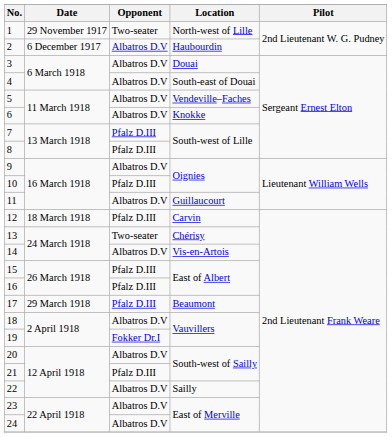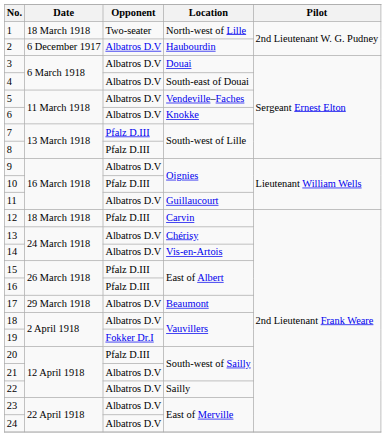(67, 30) 29 November 1917 -> (59, 30) 18 March 1918
(135, 235) Two-seater -> (133, 235) Albatros D.V
(134, 304) Pfalz D.III -> (133, 304) Albatros D.V
(140, 355) Albatros D.V -> (128, 355) Pfalz D.III
(134, 372) Pfalz D.III -> (133, 372) Albatros D.V
